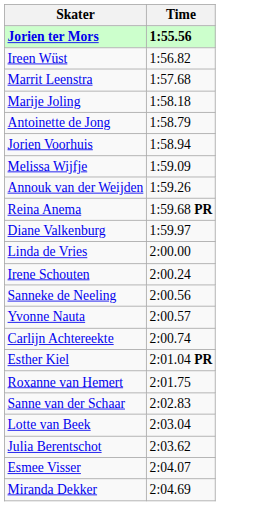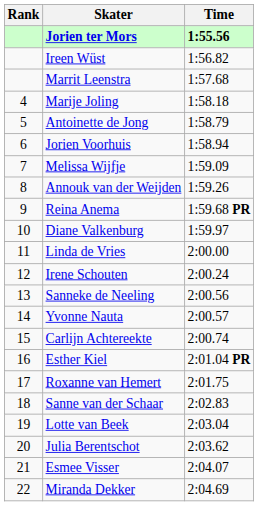+ column: (23, 15)
